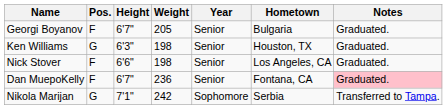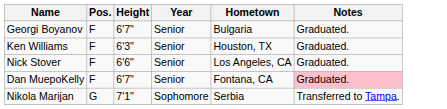- column: (172, 12)
(93, 46) G -> (92, 46) F
